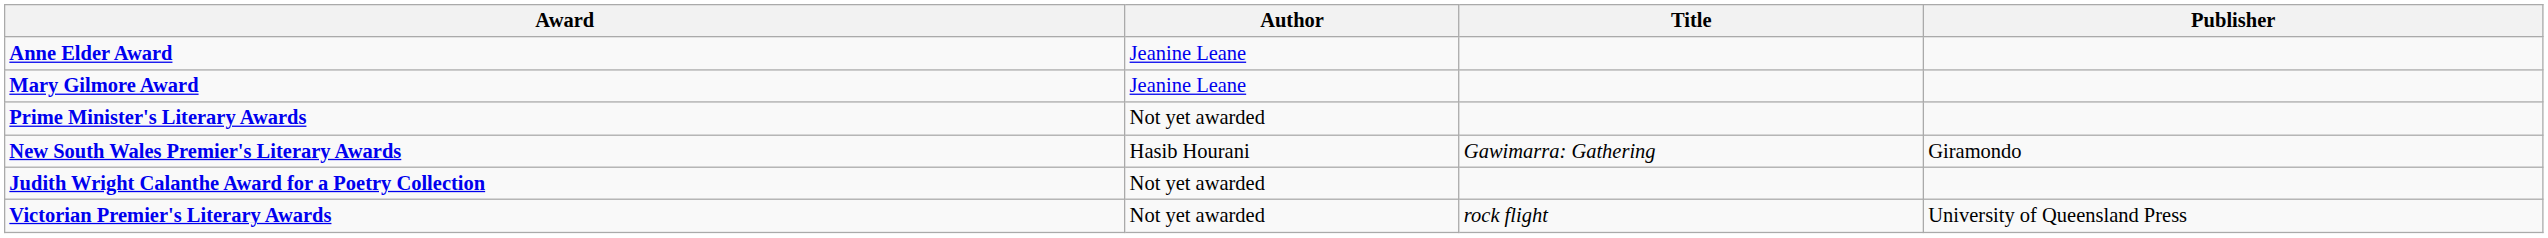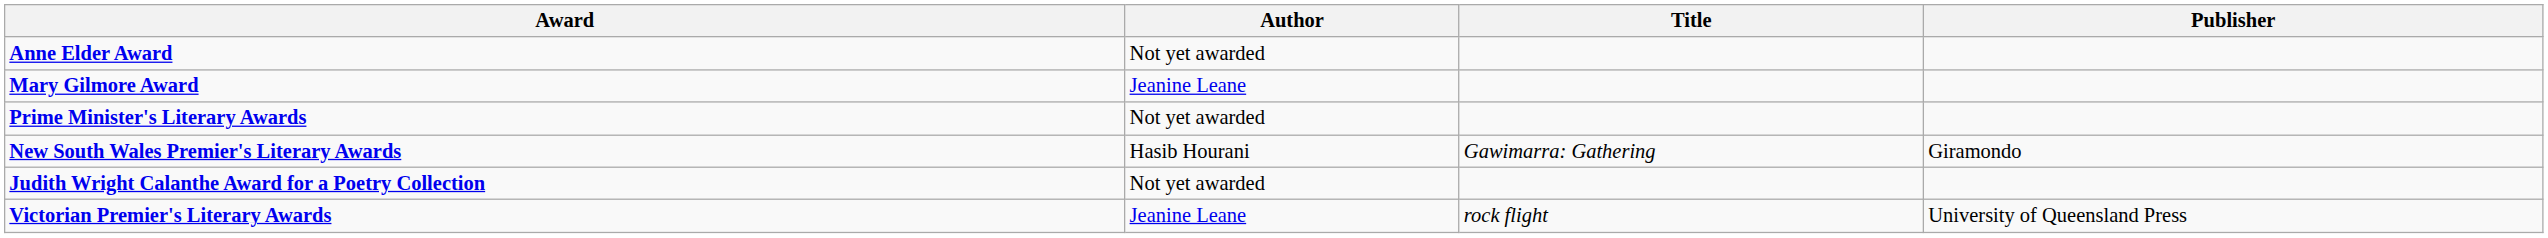(1188, 53) Jeanine Leane -> (1197, 53) Not yet awarded
(1197, 215) Not yet awarded -> (1188, 215) Jeanine Leane
